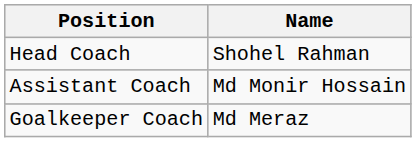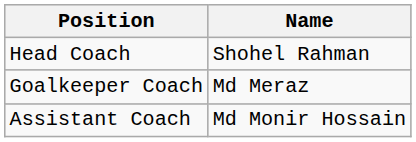rows swapped: (100, 87) <-> (106, 120)
